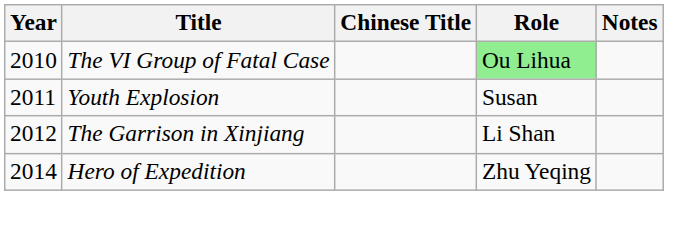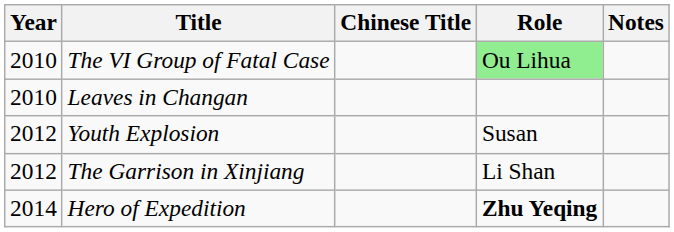+ row: (158, 97)
(33, 97) 2011 -> (33, 134) 2012
(536, 171) normal -> (540, 208) bold
